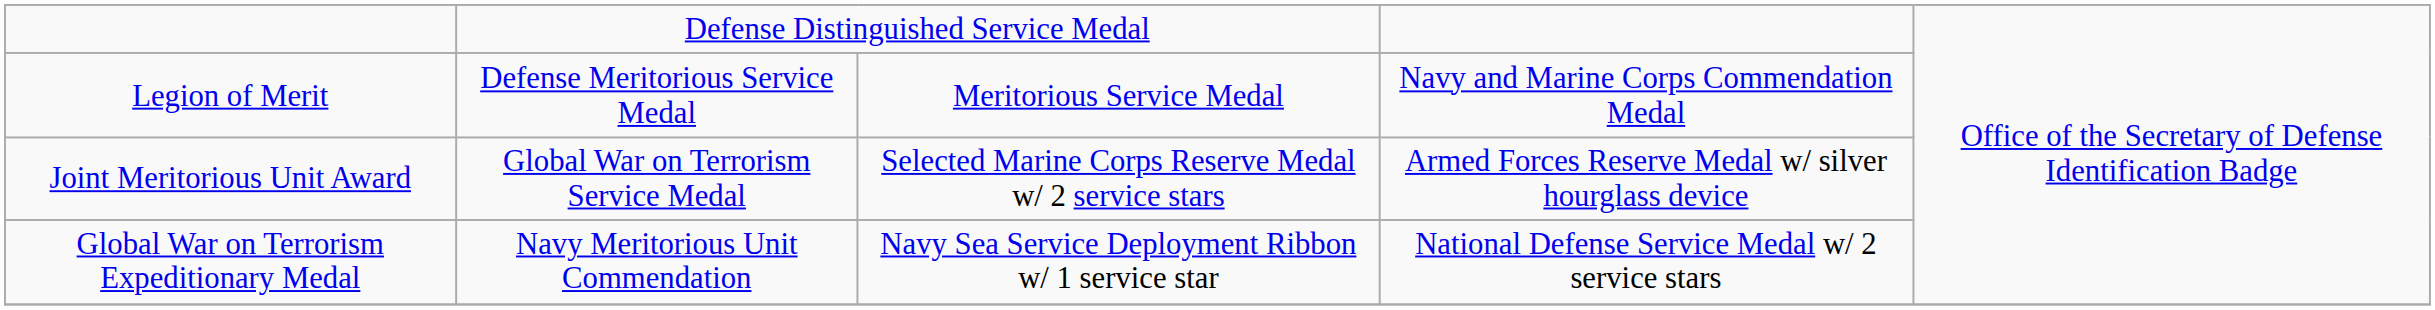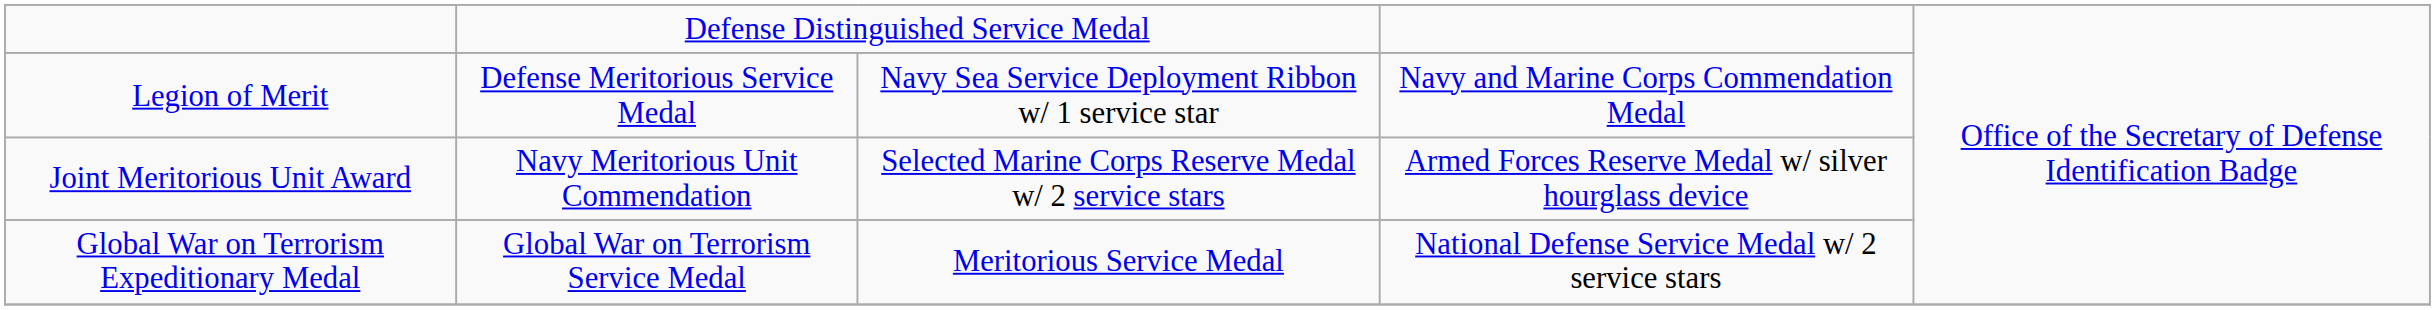(1118, 94) Meritorious Service Medal -> (1118, 94) Navy Sea Service Deployment Ribbon w/ 1 service star
(657, 178) Global War on Terrorism Service Medal -> (657, 178) Navy Meritorious Unit Commendation
(657, 261) Navy Meritorious Unit Commendation -> (657, 261) Global War on Terrorism Service Medal
(1118, 261) Navy Sea Service Deployment Ribbon w/ 1 service star -> (1118, 261) Meritorious Service Medal
